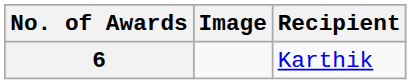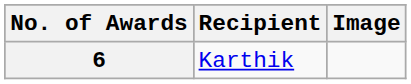columns swapped: (339, 23) <-> (233, 23)
